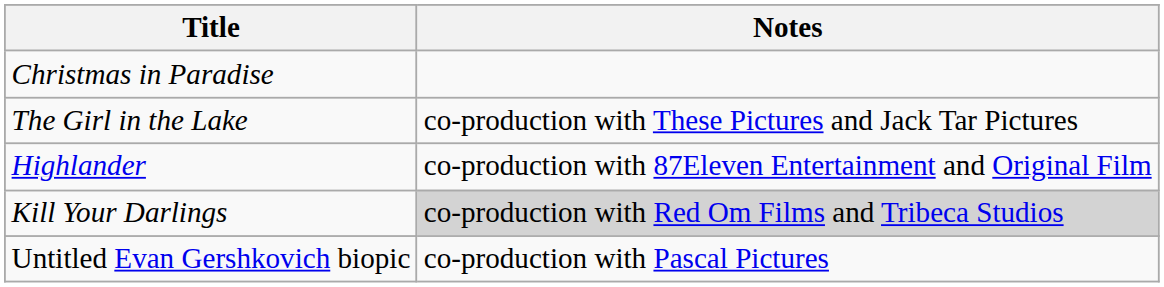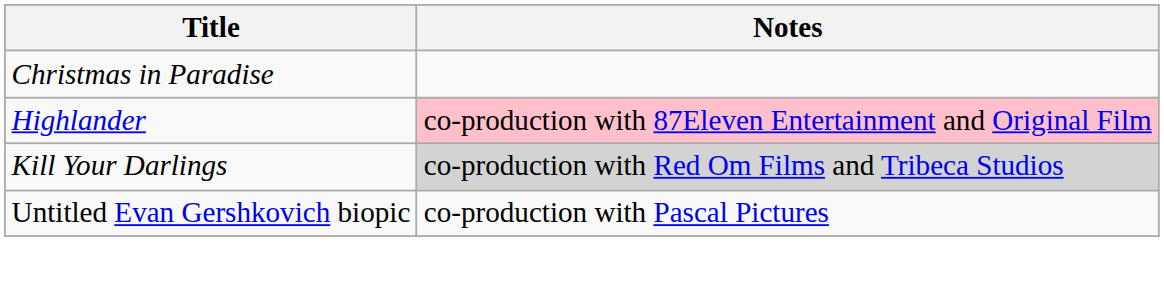- row: (130, 119)
(788, 166) no background -> (788, 119) pink background
